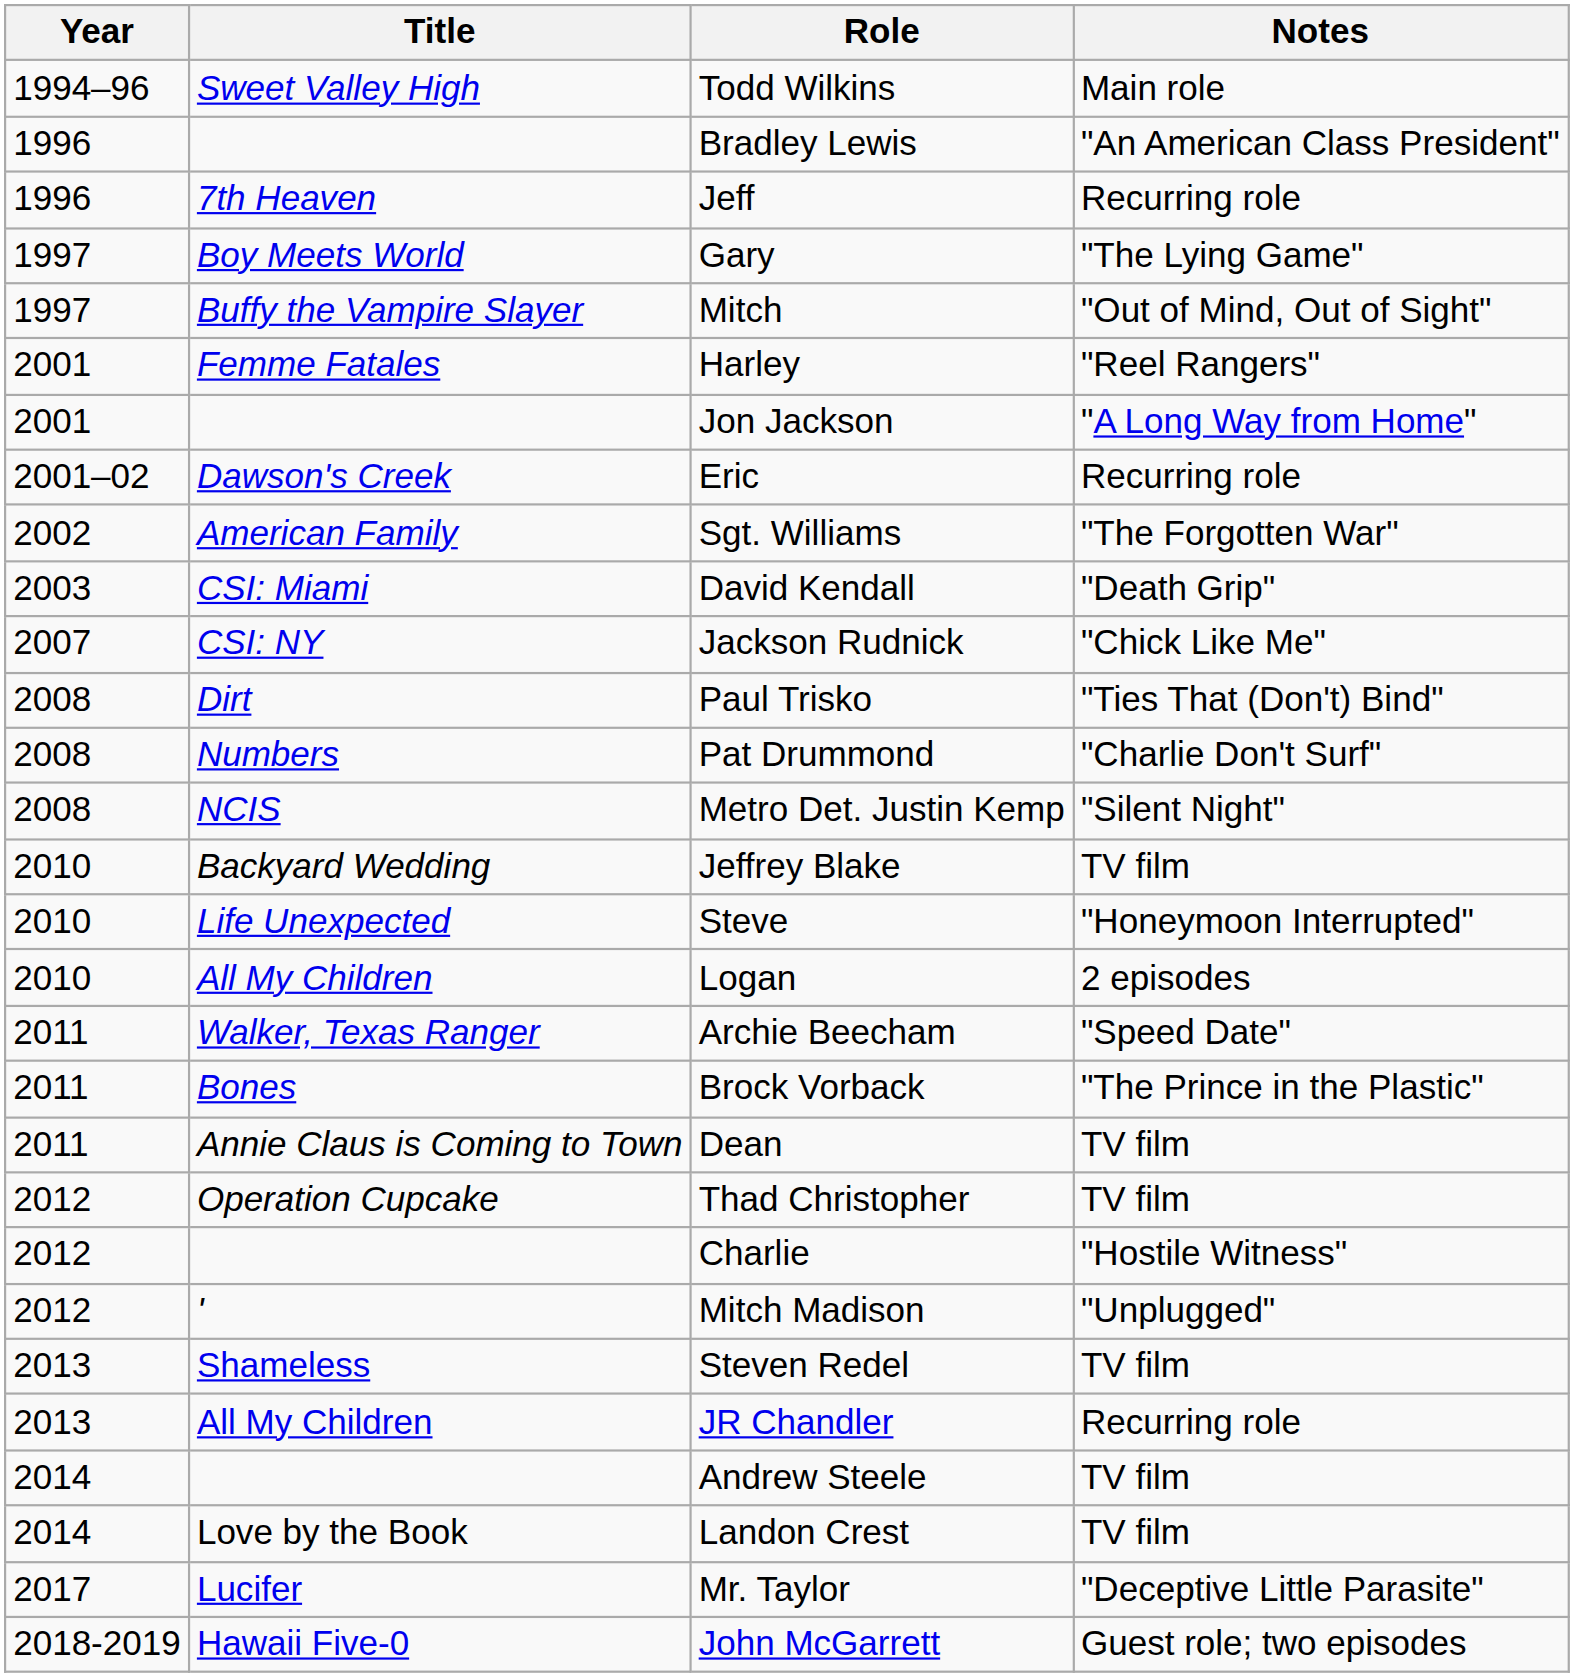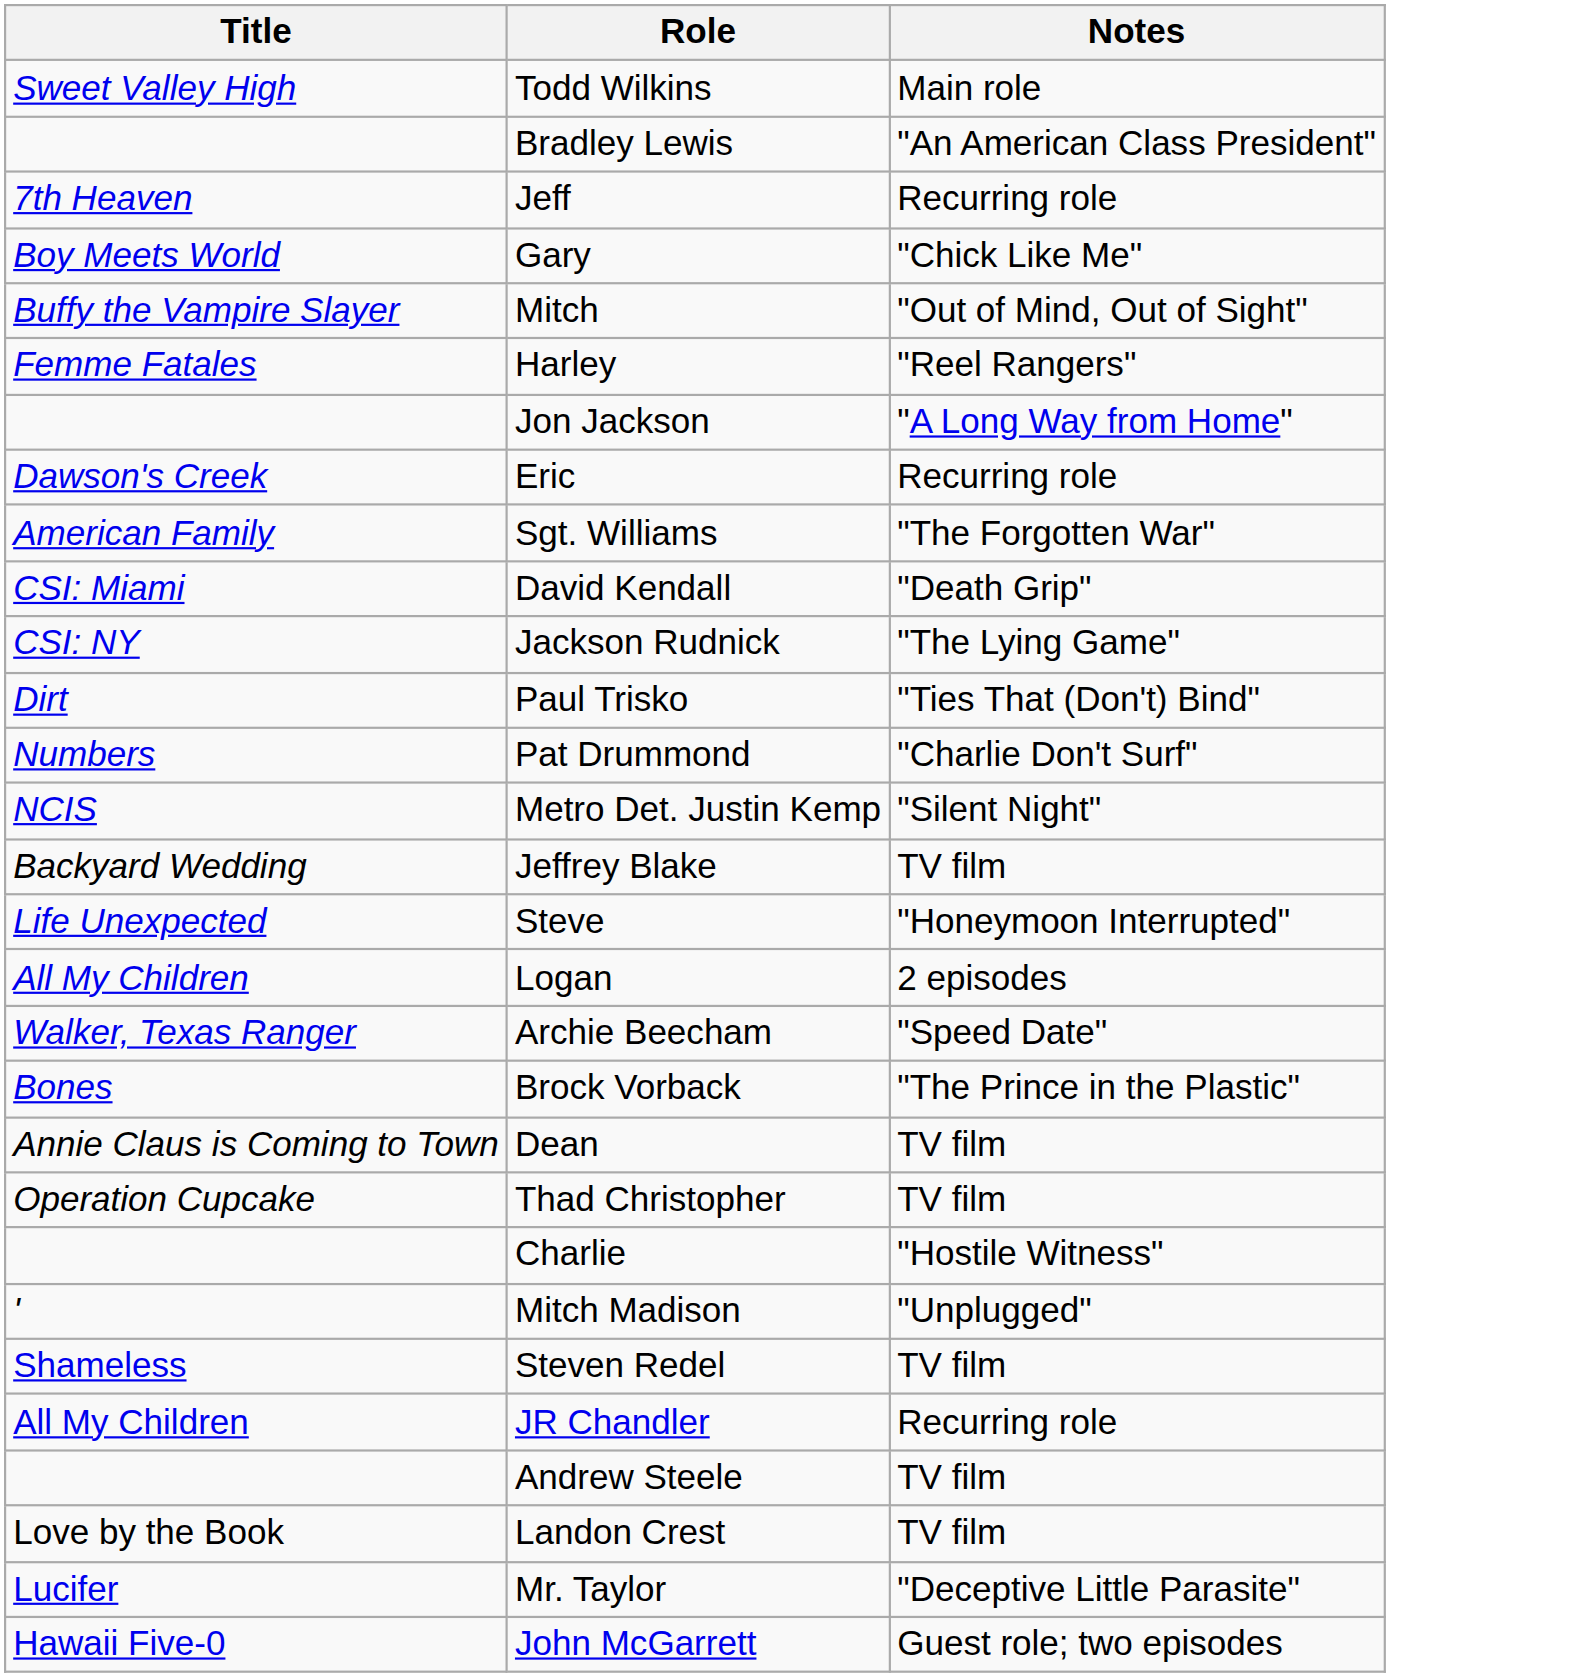- column: (97, 32)
(1222, 254) "The Lying Game" -> (1020, 254) "Chick Like Me"
(1203, 643) "Chick Like Me" -> (1039, 643) "The Lying Game"
